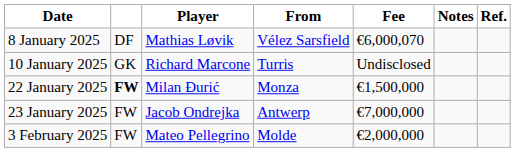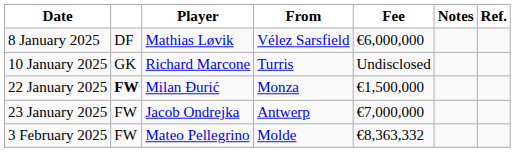(390, 40) €6,000,070 -> (390, 40) €6,000,000
(390, 135) €2,000,000 -> (390, 135) €8,363,332
